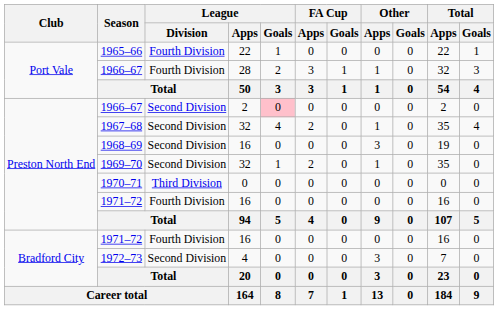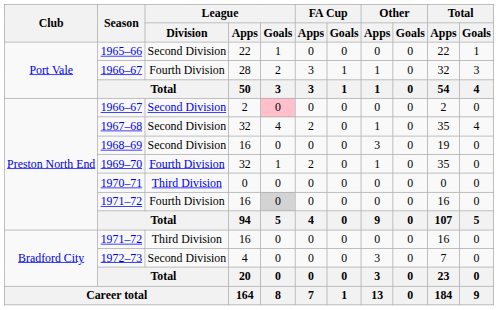(187, 51) Fourth Division -> (187, 51) Second Division
(187, 164) Second Division -> (187, 164) Fourth Division
(278, 201) no background -> (278, 201) lightgrey background
(187, 239) Fourth Division -> (187, 239) Third Division
